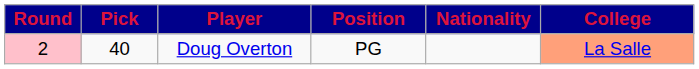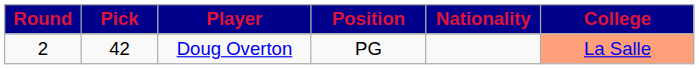(43, 48) pink background -> (43, 48) no background
(120, 48) 40 -> (120, 48) 42
